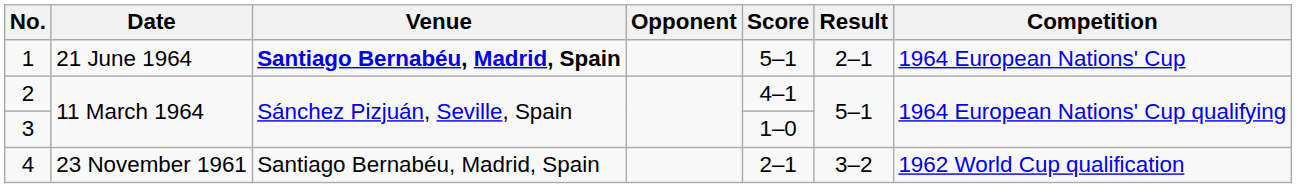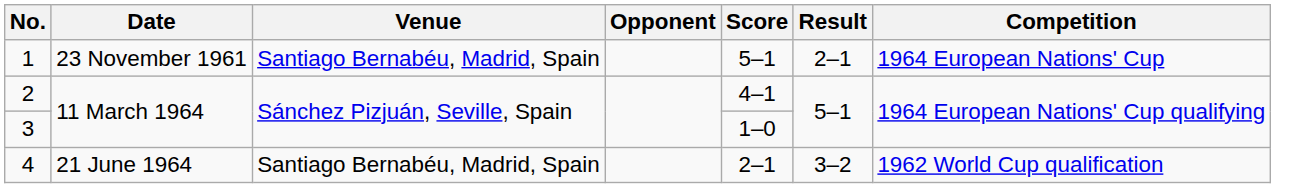(124, 57) 21 June 1964 -> (152, 57) 23 November 1961
(439, 57) bold -> (428, 57) normal
(152, 164) 23 November 1961 -> (124, 164) 21 June 1964
